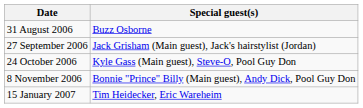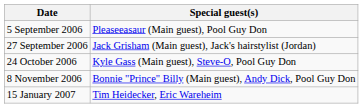- row: (40, 29)
+ row: (45, 29)
